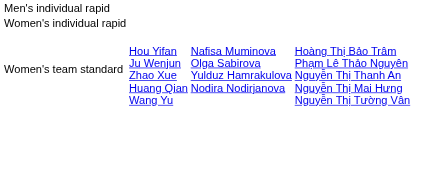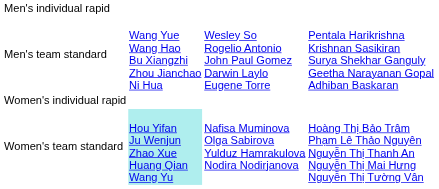+ row: (55, 54)
(158, 76) no background -> (158, 153) paleturquoise background
